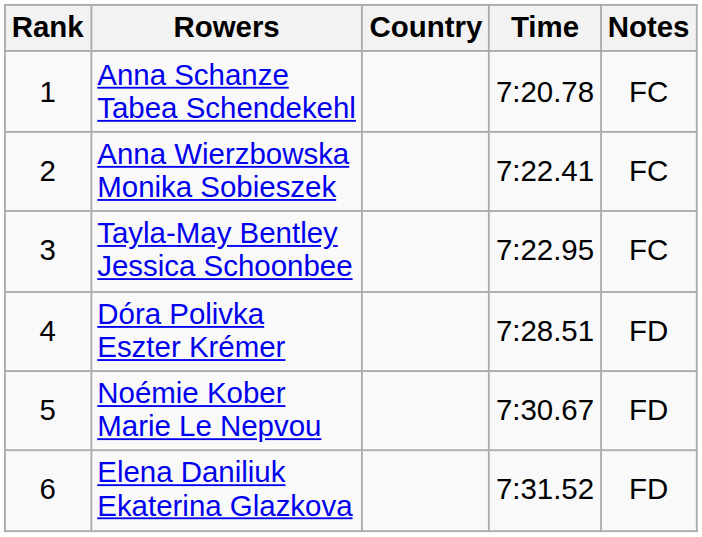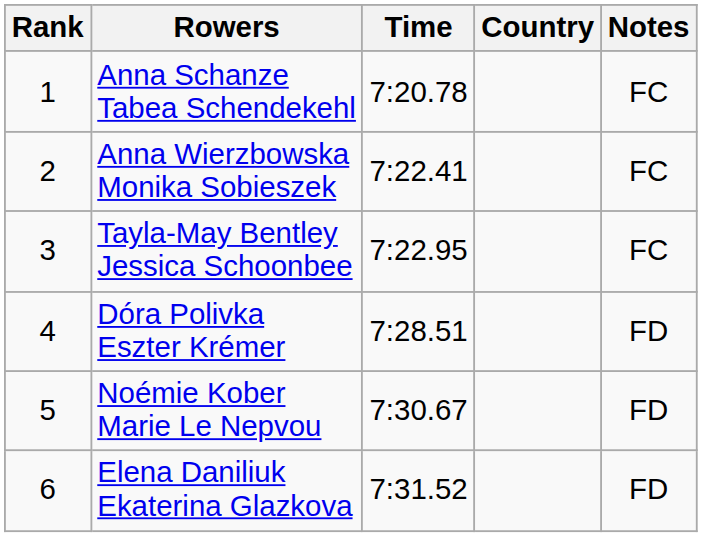columns swapped: (426, 27) <-> (545, 27)
